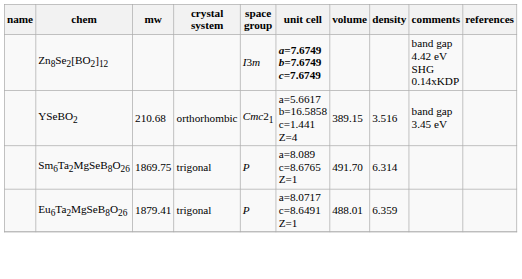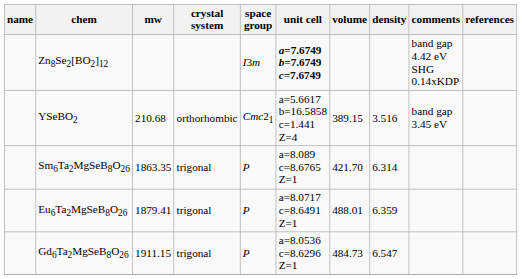(153, 167) 1869.75 -> (153, 167) 1863.35
(348, 167) 491.70 -> (348, 167) 421.70
+ row: (83, 253)
